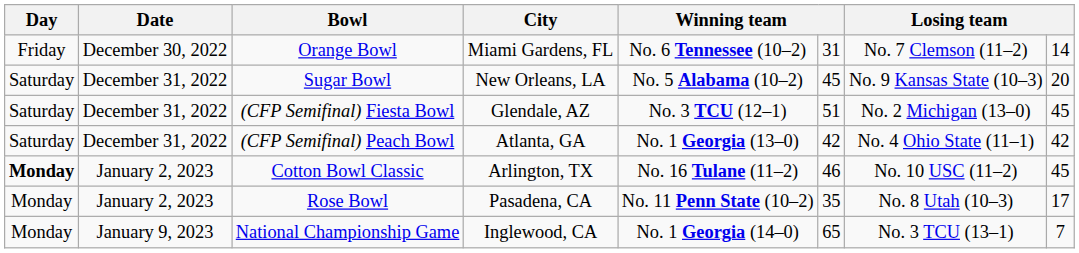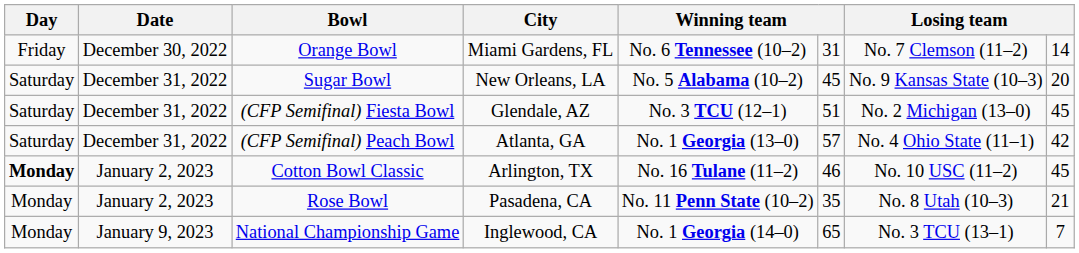(831, 141) 42 -> (831, 141) 57
(1060, 201) 17 -> (1060, 201) 21
